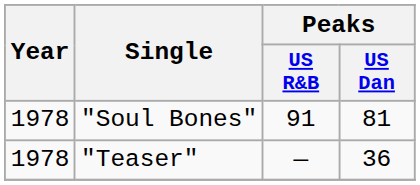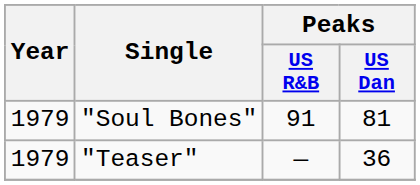(40, 120) 1978 -> (40, 120) 1979
(40, 160) 1978 -> (40, 160) 1979
